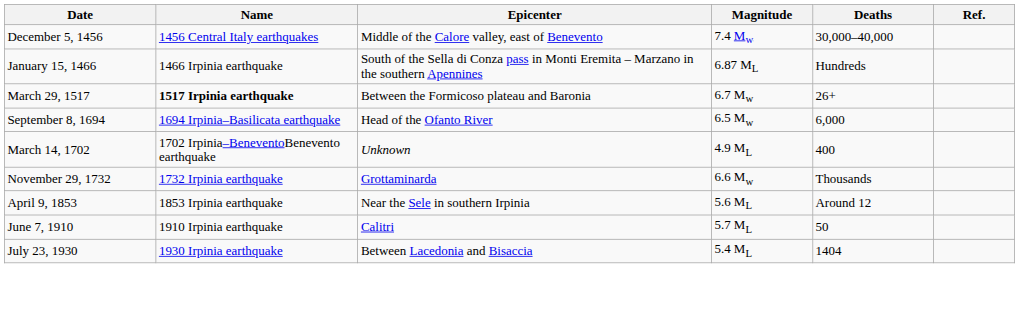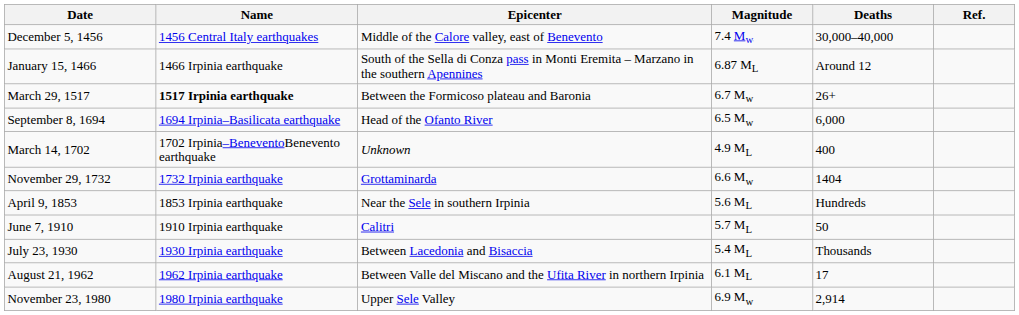(841, 66) Hundreds -> (843, 66) Around 12
(844, 179) Thousands -> (828, 179) 1404
(843, 203) Around 12 -> (841, 203) Hundreds
(828, 250) 1404 -> (844, 250) Thousands
+ row: (50, 274)
+ row: (59, 298)
